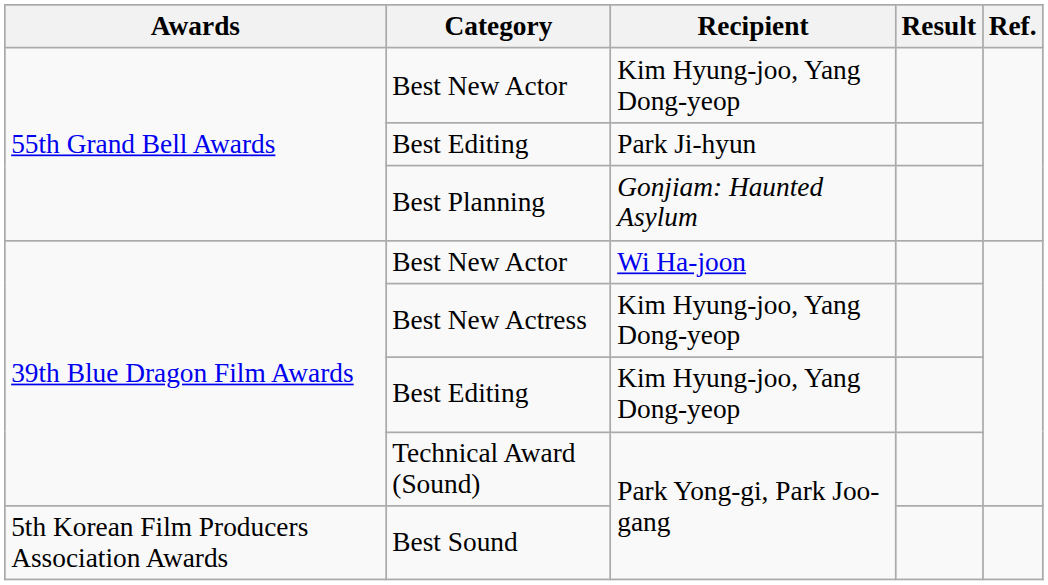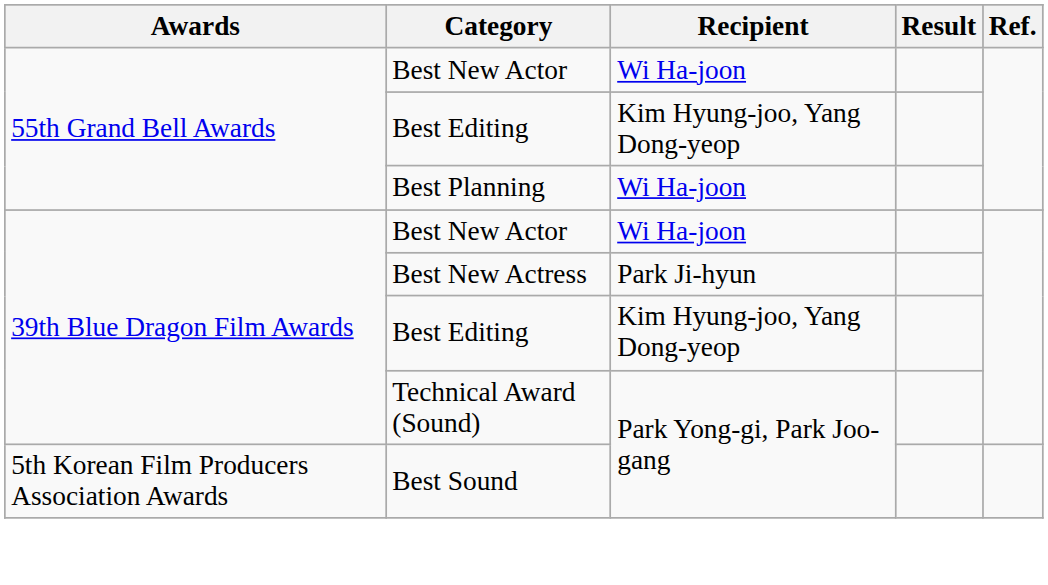(739, 84) Kim Hyung-joo, Yang Dong-yeop -> (682, 69) Wi Ha-joon
(687, 143) Park Ji-hyun -> (739, 128) Kim Hyung-joo, Yang Dong-yeop
(720, 202) Gonjiam: Haunted Asylum -> (682, 187) Wi Ha-joon
(739, 320) Kim Hyung-joo, Yang Dong-yeop -> (687, 273) Park Ji-hyun
